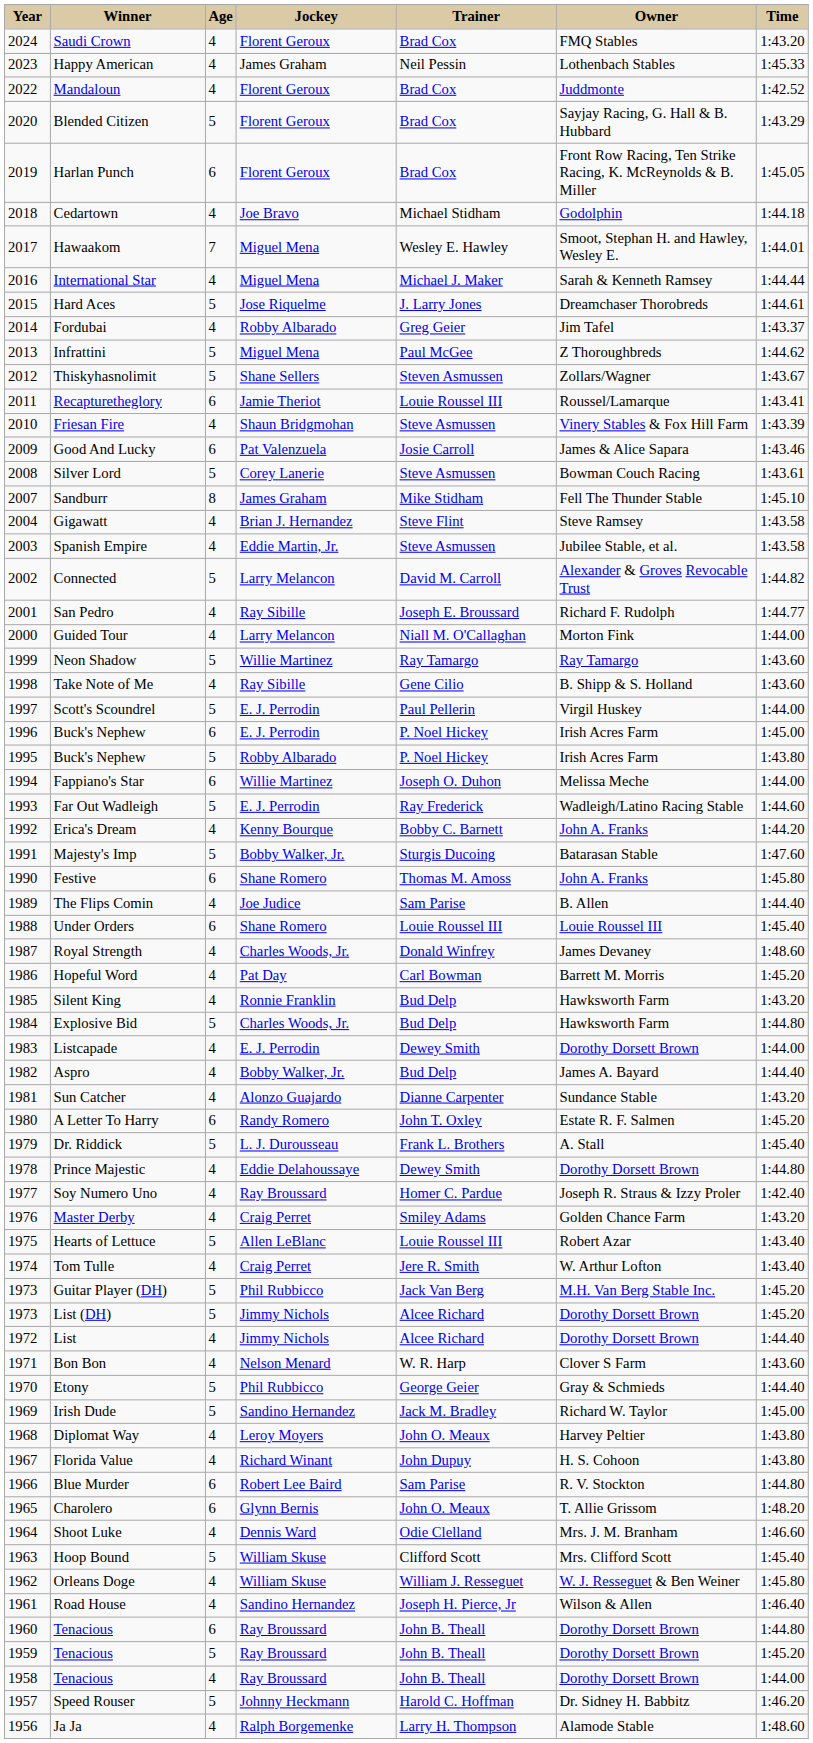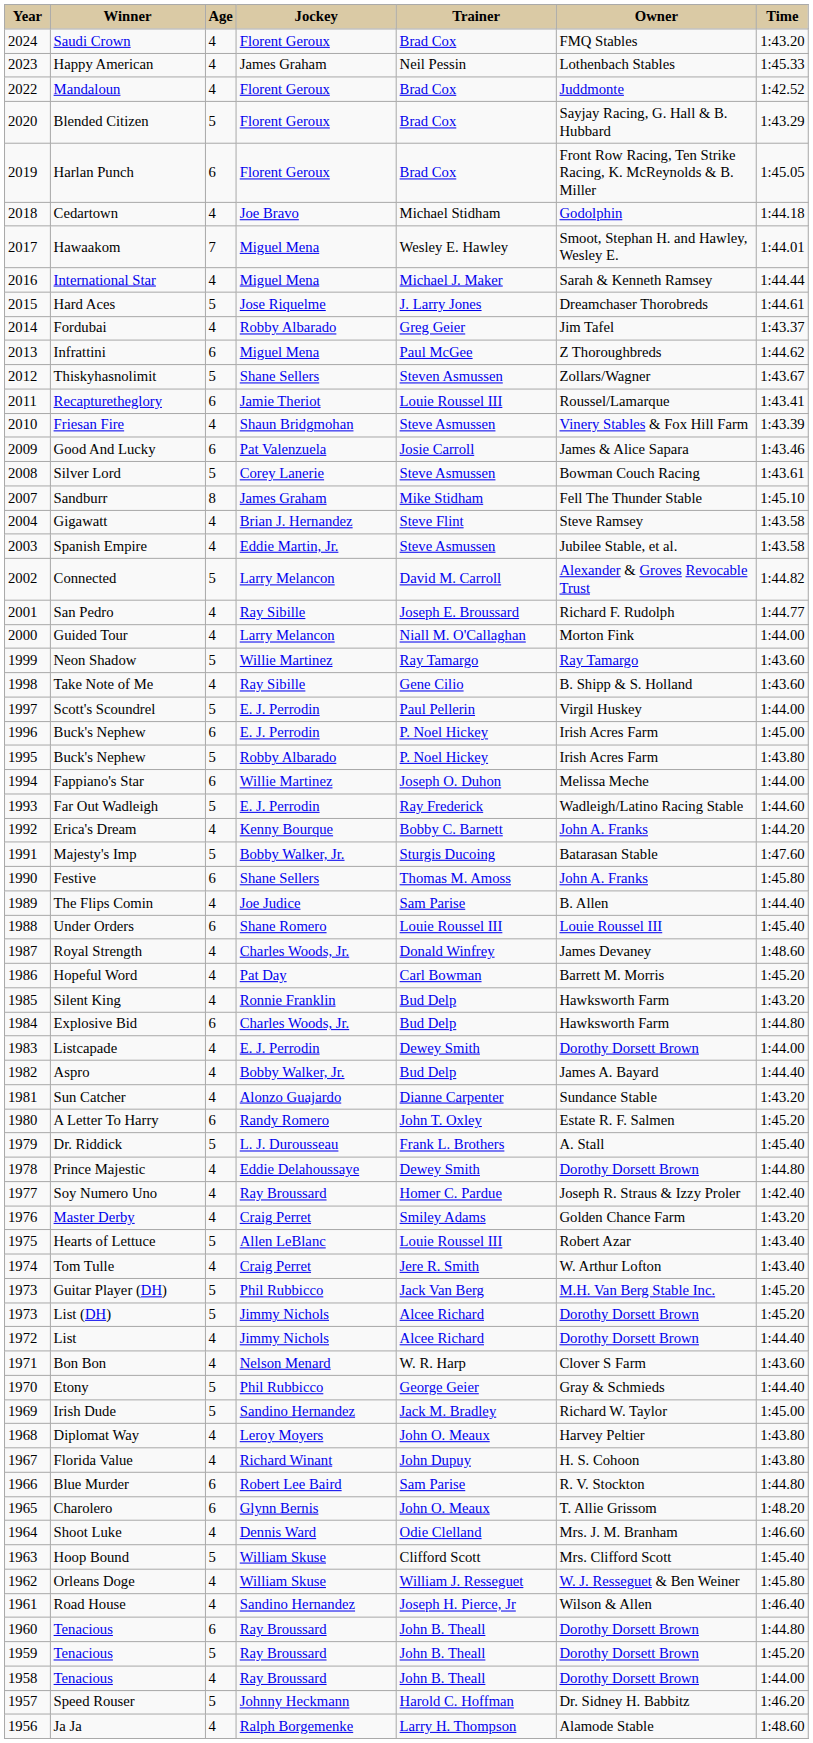(212, 352) 5 -> (212, 352) 6
(283, 878) Shane Romero -> (279, 878) Shane Sellers
(212, 1024) 5 -> (212, 1024) 6
